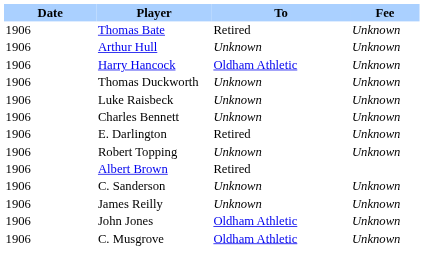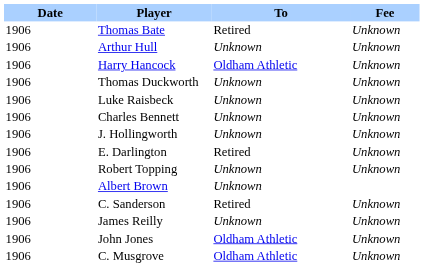+ row: (138, 134)
(232, 169) Retired -> (238, 186) Unknown
(238, 186) Unknown -> (232, 203) Retired
